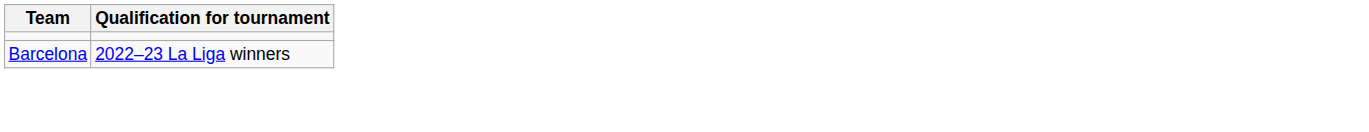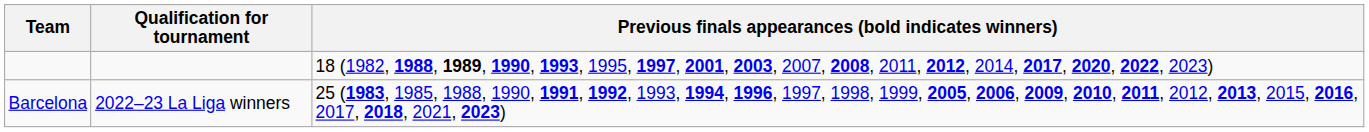+ column: (838, 28)
